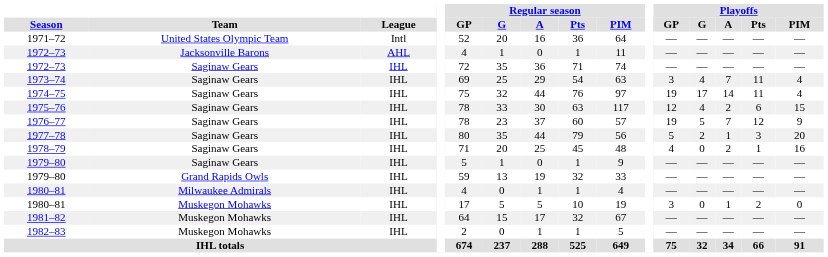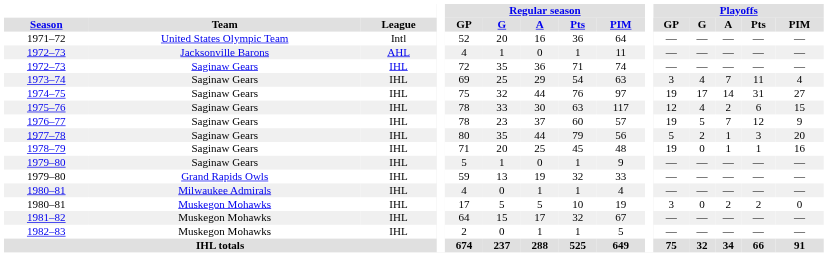(758, 93) 11 -> (758, 93) 31
(800, 93) 4 -> (800, 93) 27
(671, 149) 4 -> (671, 149) 19
(728, 149) 2 -> (728, 149) 1
(728, 204) 1 -> (728, 204) 2
